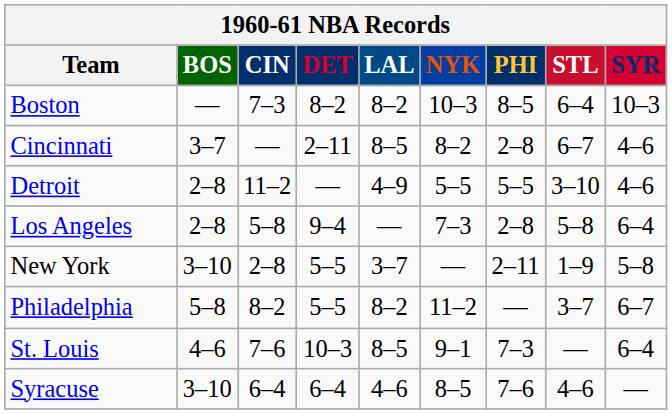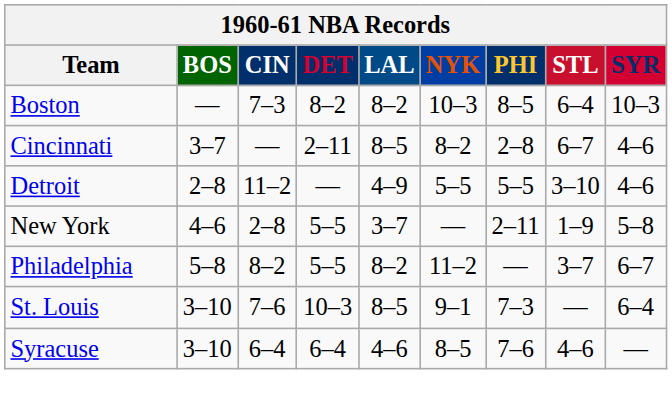- row: (71, 226)
(207, 266) 3–10 -> (207, 226) 4–6
(207, 347) 4–6 -> (207, 307) 3–10
